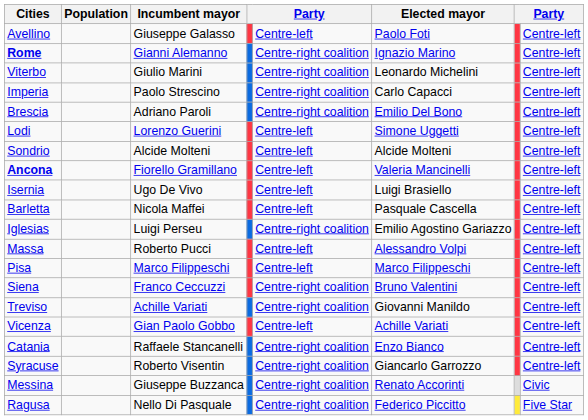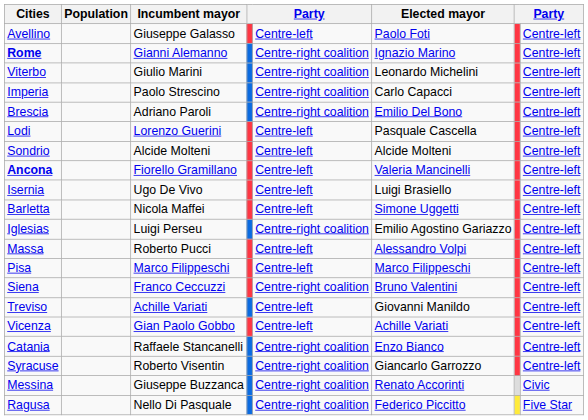(417, 131) Simone Uggetti -> (426, 131) Pasquale Cascella
(426, 209) Pasquale Cascella -> (417, 209) Simone Uggetti
(312, 307) Centre-right coalition -> (284, 307) Centre-left
